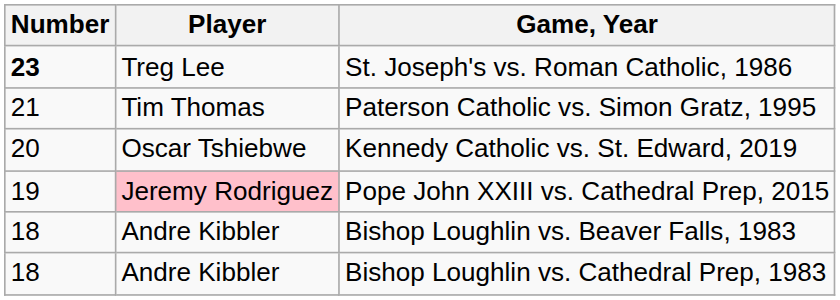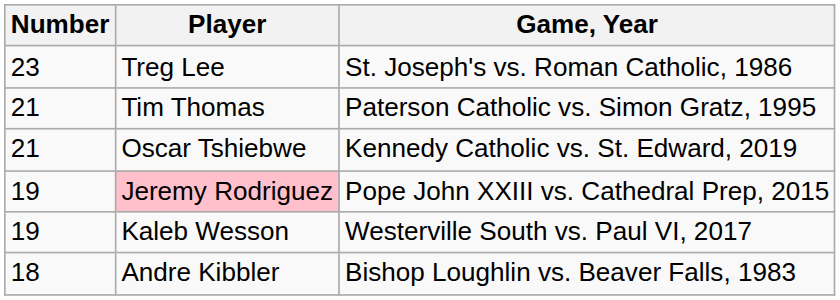(25, 66) bold -> (25, 66) normal
(25, 149) 20 -> (25, 149) 21
+ row: (548, 231)
- row: (586, 273)
